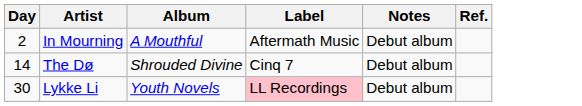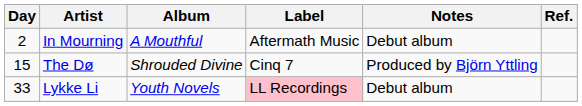(22, 64) 14 -> (22, 64) 15
(409, 64) Debut album -> (452, 64) Produced by Björn Yttling
(22, 88) 30 -> (22, 88) 33
